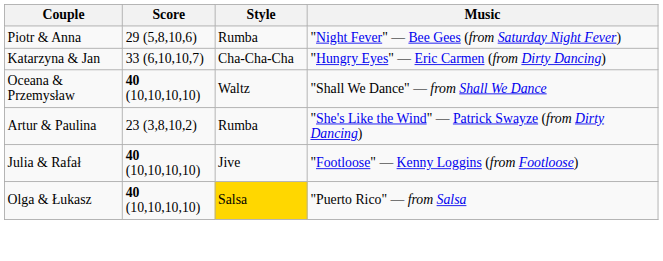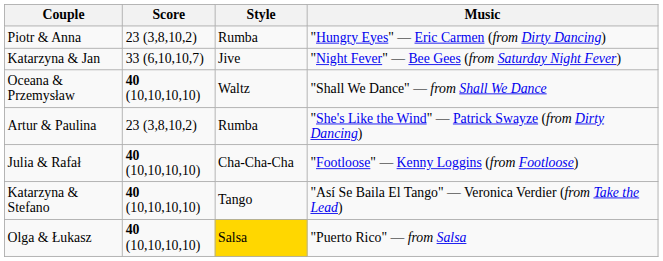(161, 37) 29 (5,8,10,6) -> (161, 37) 23 (3,8,10,2)
(466, 37) "Night Fever" — Bee Gees (from Saturday Night Fever) -> (458, 37) "Hungry Eyes" — Eric Carmen (from Dirty Dancing)
(256, 59) Cha-Cha-Cha -> (229, 59) Jive
(458, 59) "Hungry Eyes" — Eric Carmen (from Dirty Dancing) -> (466, 59) "Night Fever" — Bee Gees (from Saturday Night Fever)
(229, 163) Jive -> (256, 163) Cha-Cha-Cha
+ row: (43, 200)
